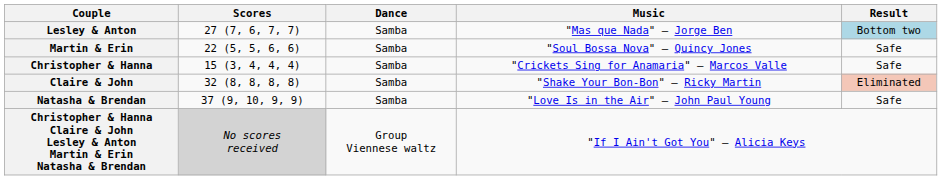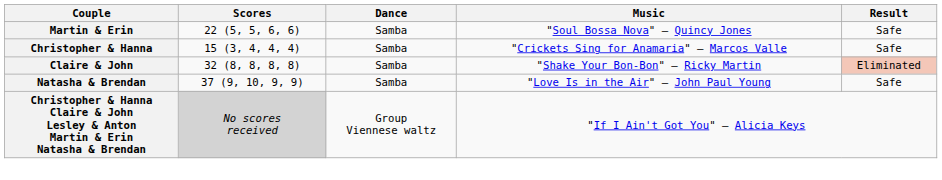- row: (91, 30)
